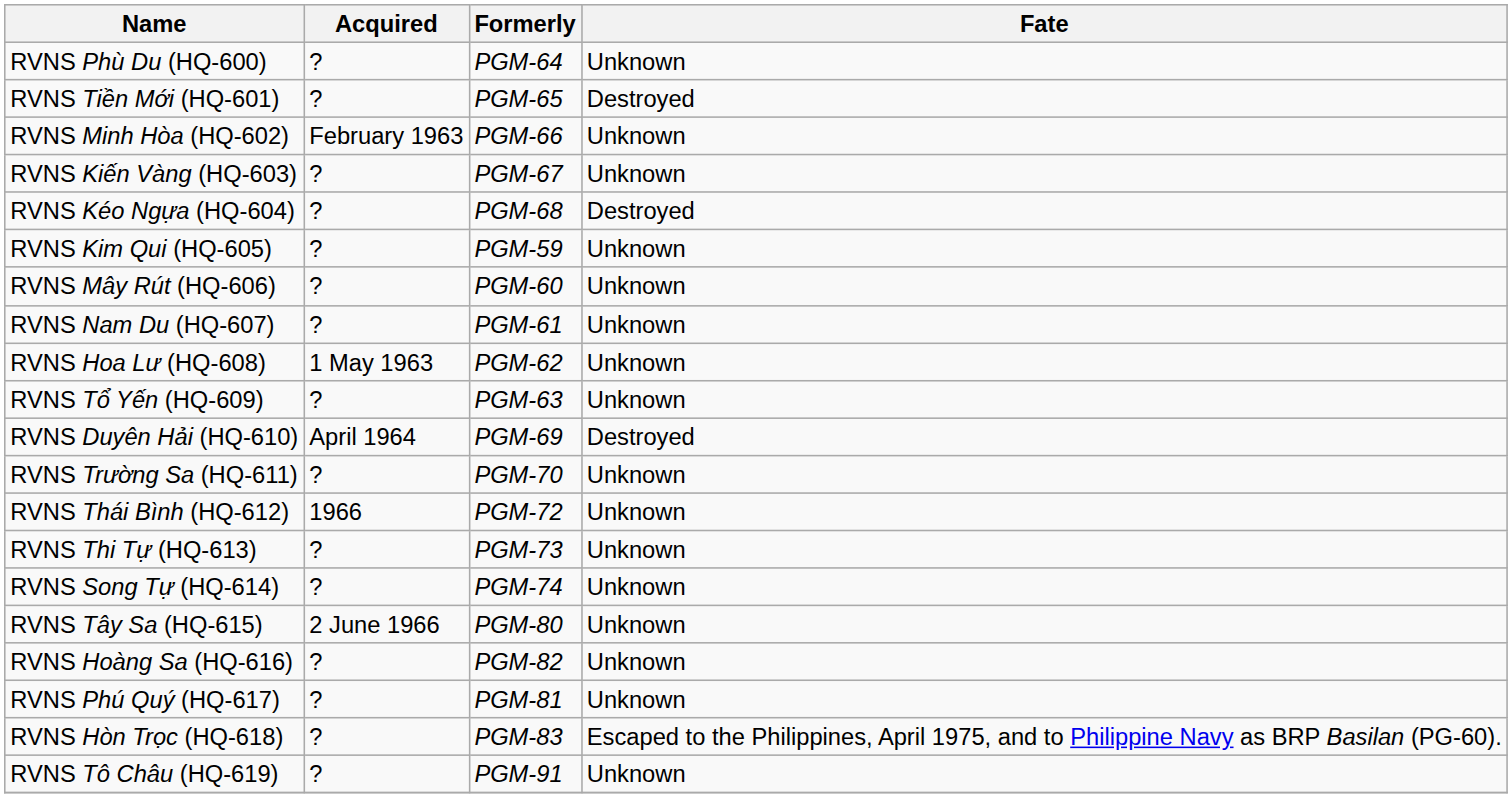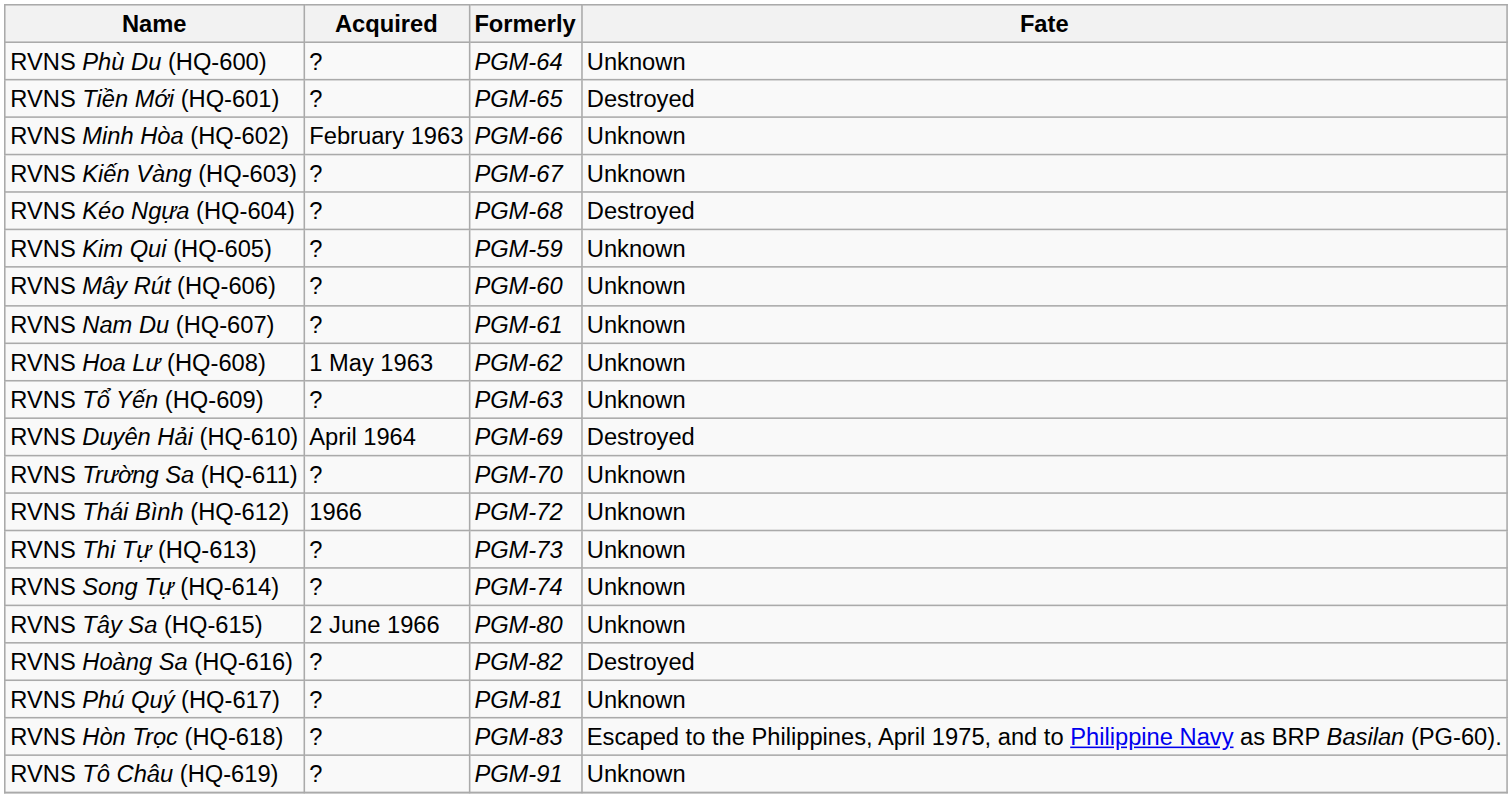(636, 662) Unknown -> (641, 662) Destroyed
